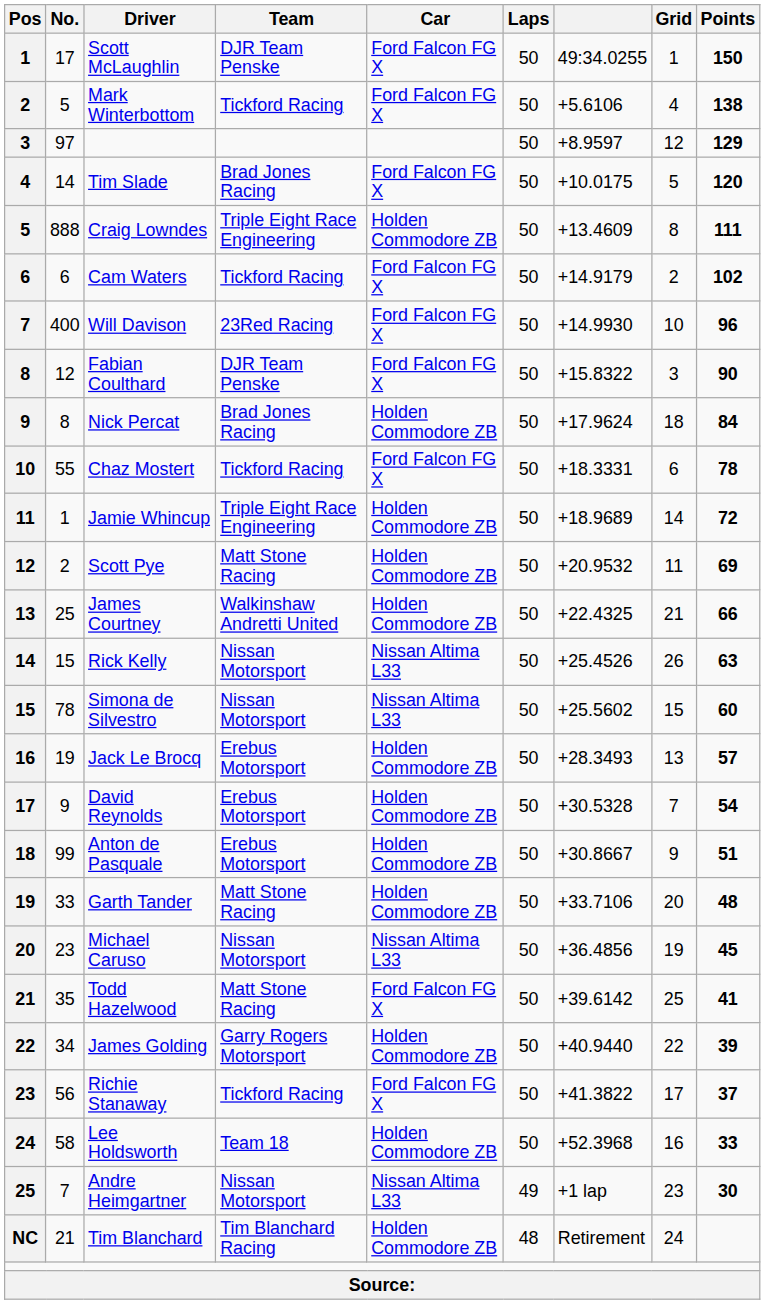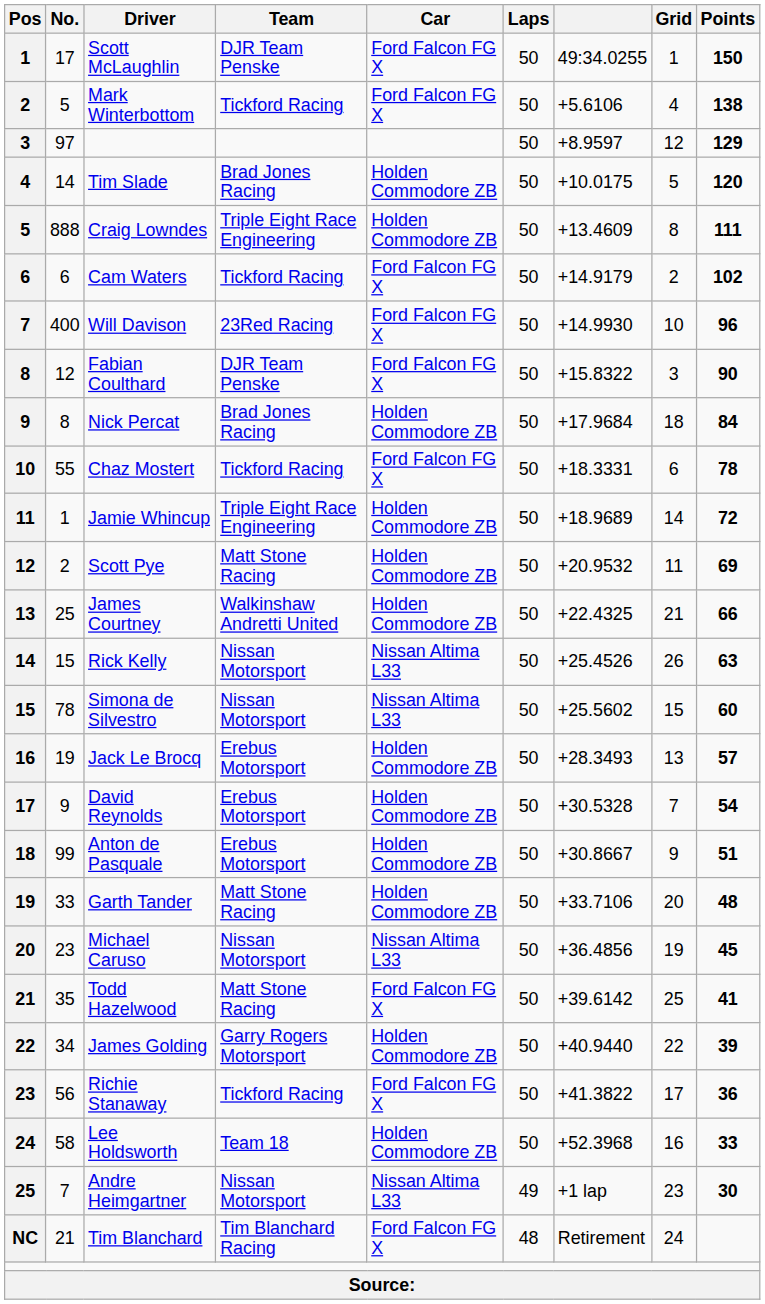(434, 182) Ford Falcon FG X -> (434, 182) Holden Commodore ZB
(595, 422) +17.9624 -> (595, 422) +17.9684
(728, 1095) 37 -> (728, 1095) 36
(434, 1239) Holden Commodore ZB -> (434, 1239) Ford Falcon FG X
